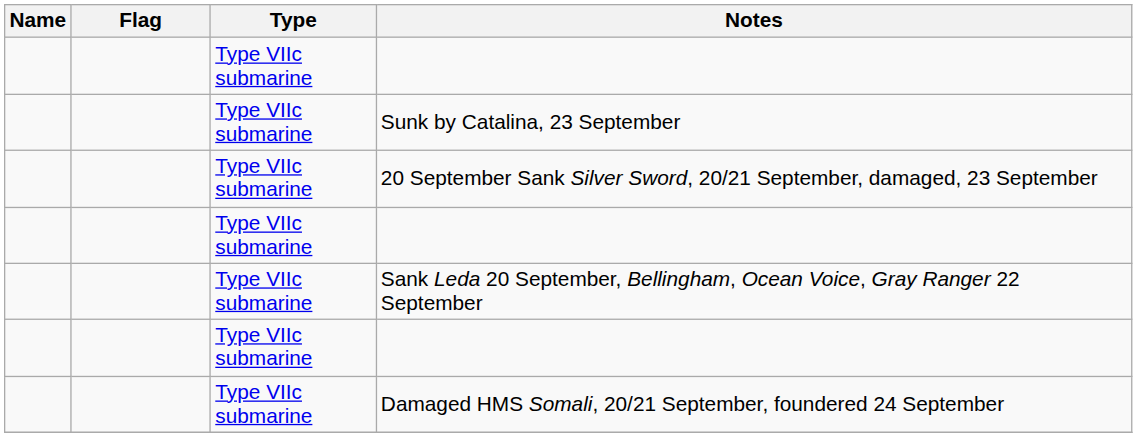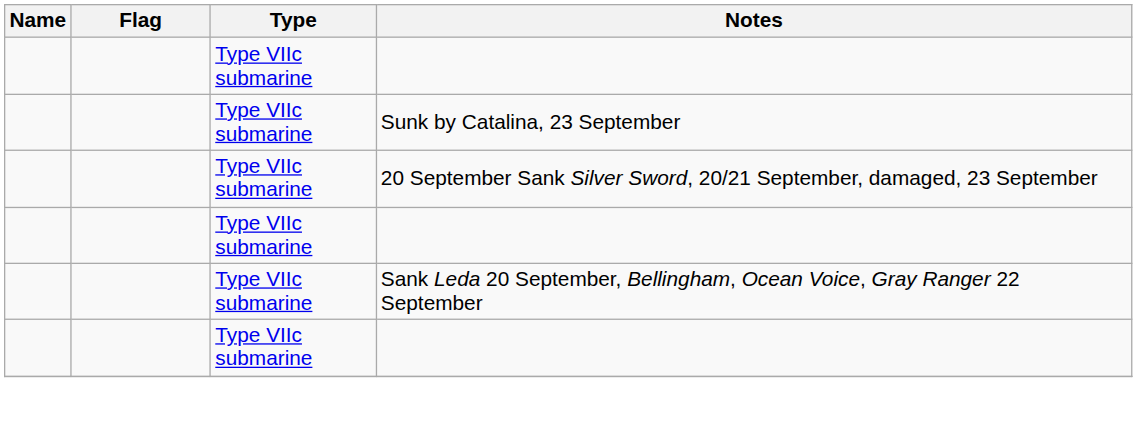- row: (38, 404)
